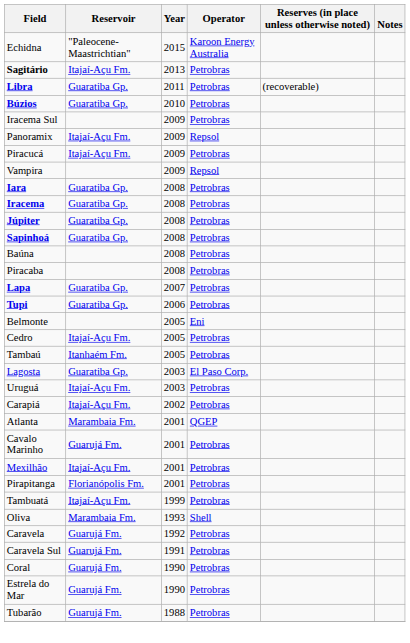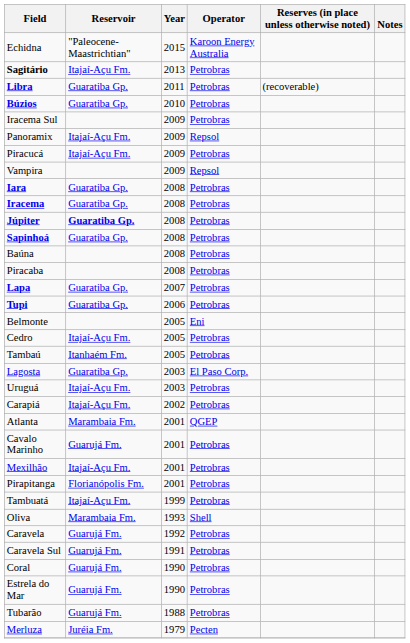(98, 220) normal -> (101, 220) bold
+ row: (24, 629)
